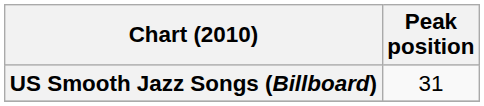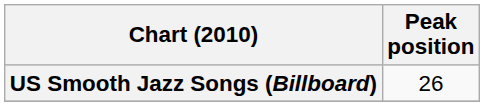(431, 82) 31 -> (431, 82) 26
